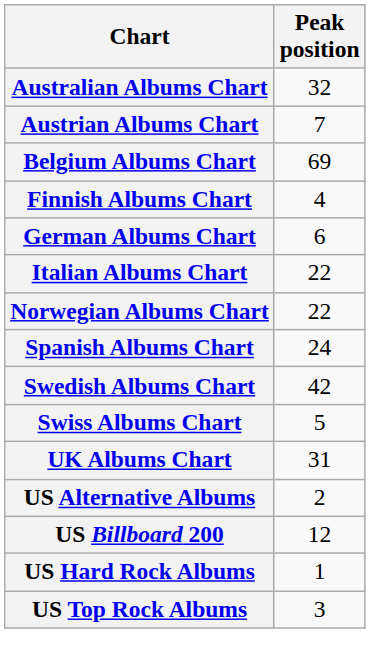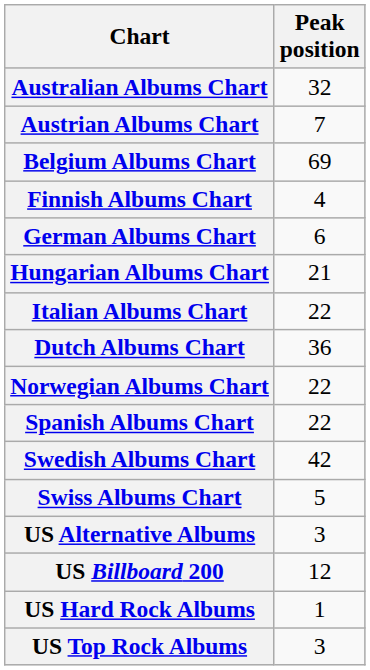+ row: (140, 273)
+ row: (140, 348)
(320, 348) 24 -> (320, 422) 22
- row: (140, 459)
(320, 497) 2 -> (320, 534) 3
